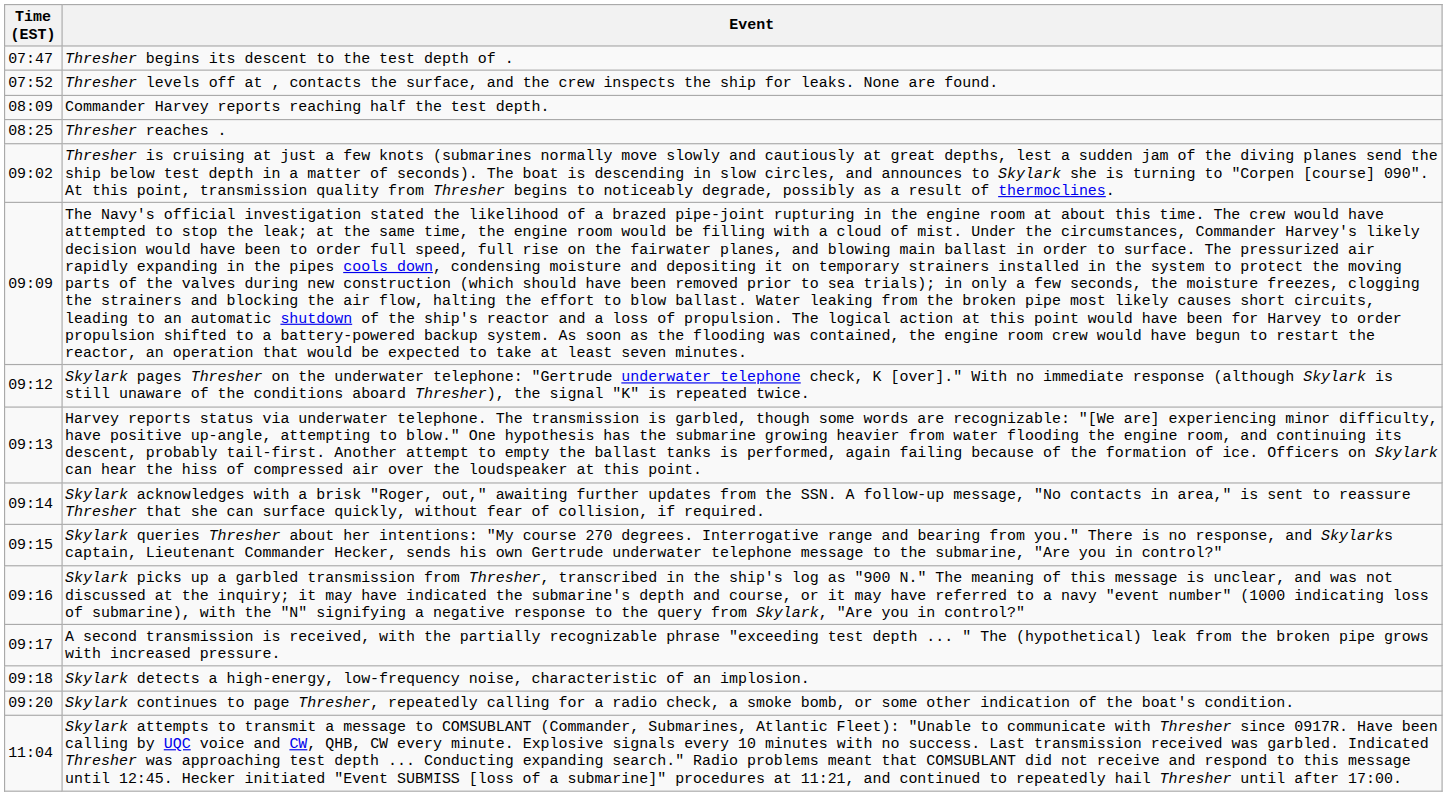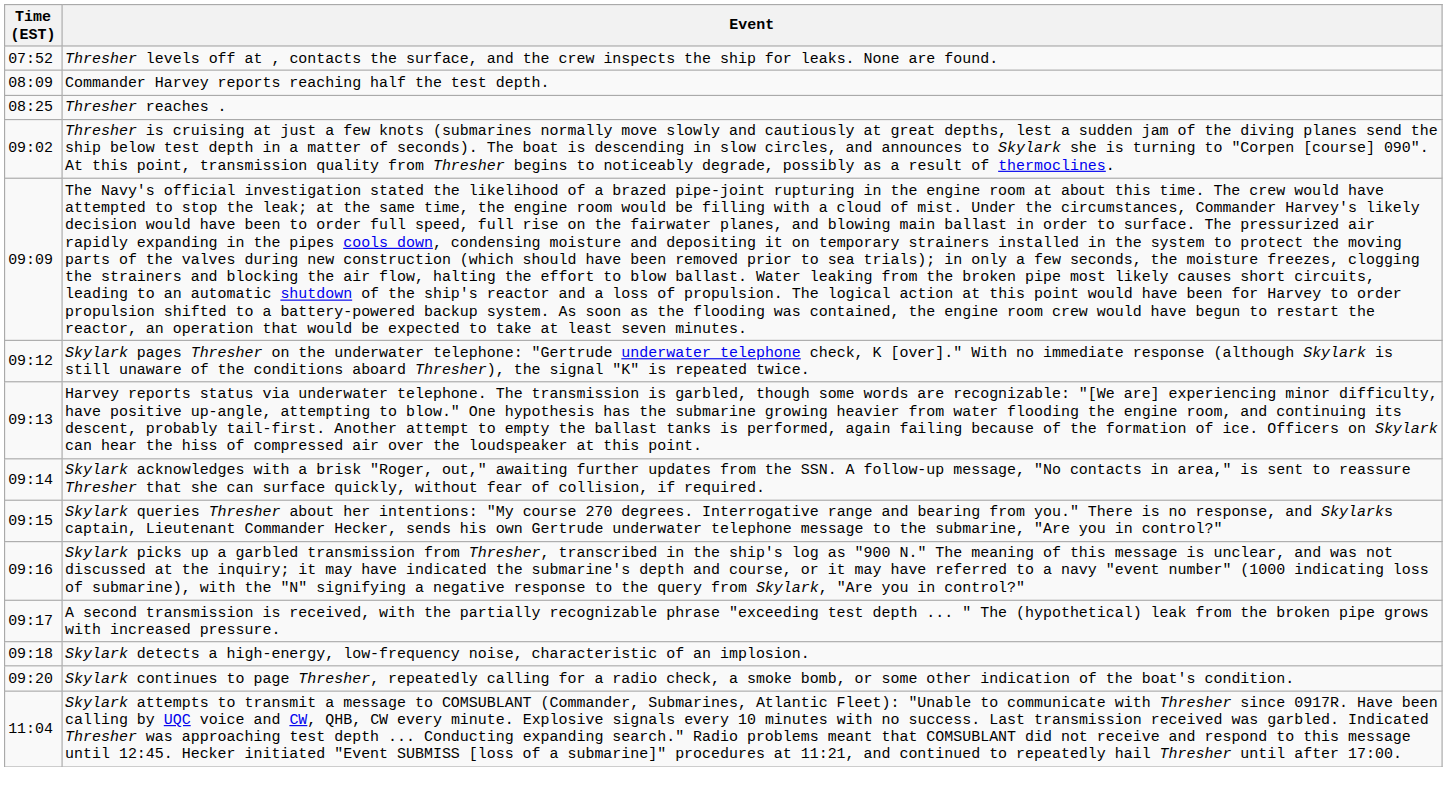- row: (289, 58)
